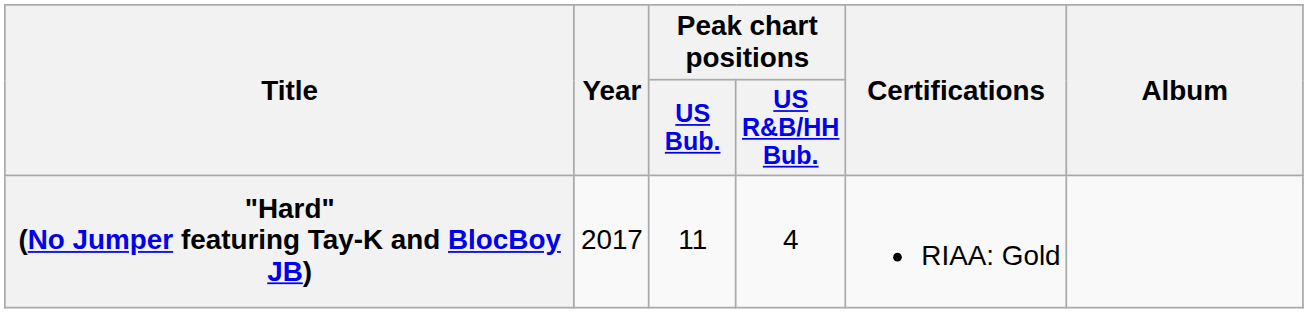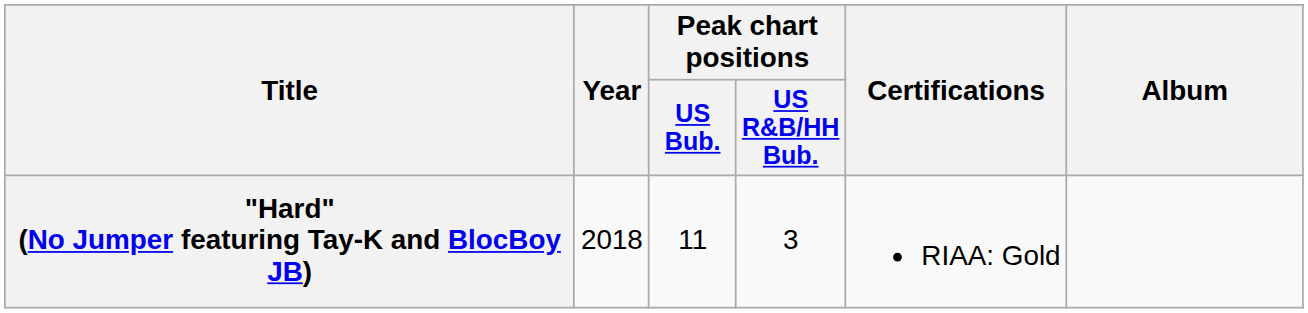(612, 240) 2017 -> (612, 240) 2018
(791, 240) 4 -> (791, 240) 3
